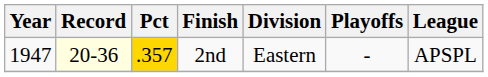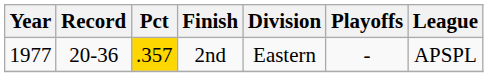(30, 54) 1947 -> (30, 54) 1977
(94, 54) lightyellow background -> (94, 54) no background
